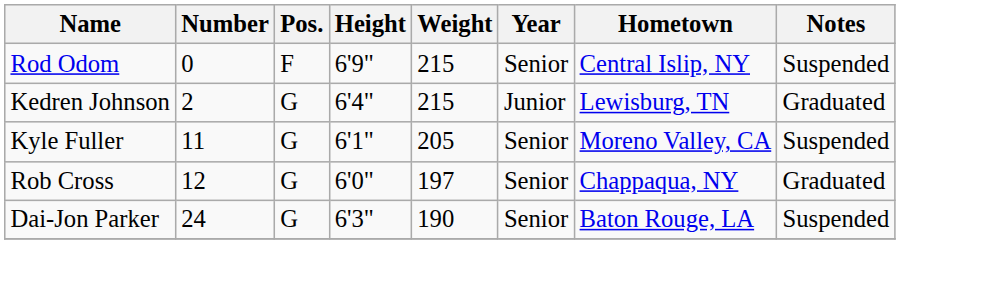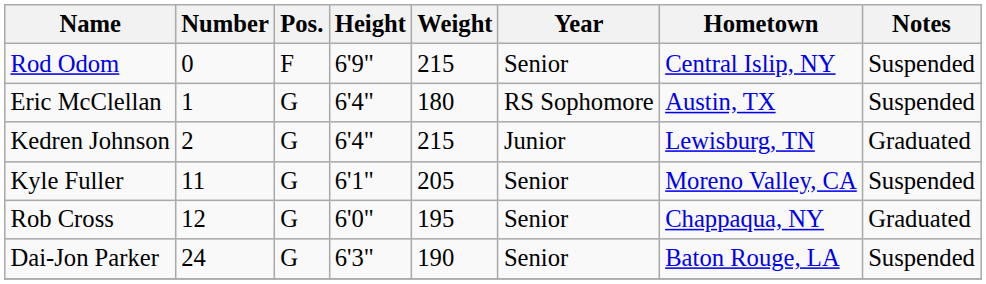+ row: (86, 102)
(436, 180) 197 -> (436, 219) 195
